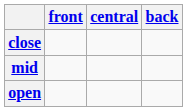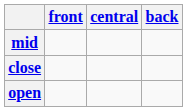rows swapped: (25, 42) <-> (25, 67)
